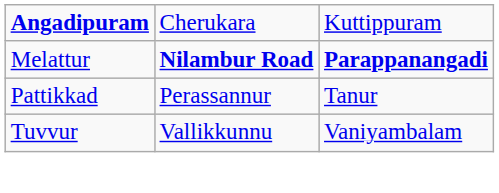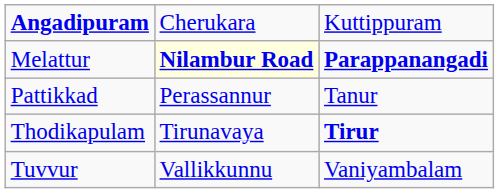(236, 59) no background -> (236, 59) lightyellow background
+ row: (78, 132)
